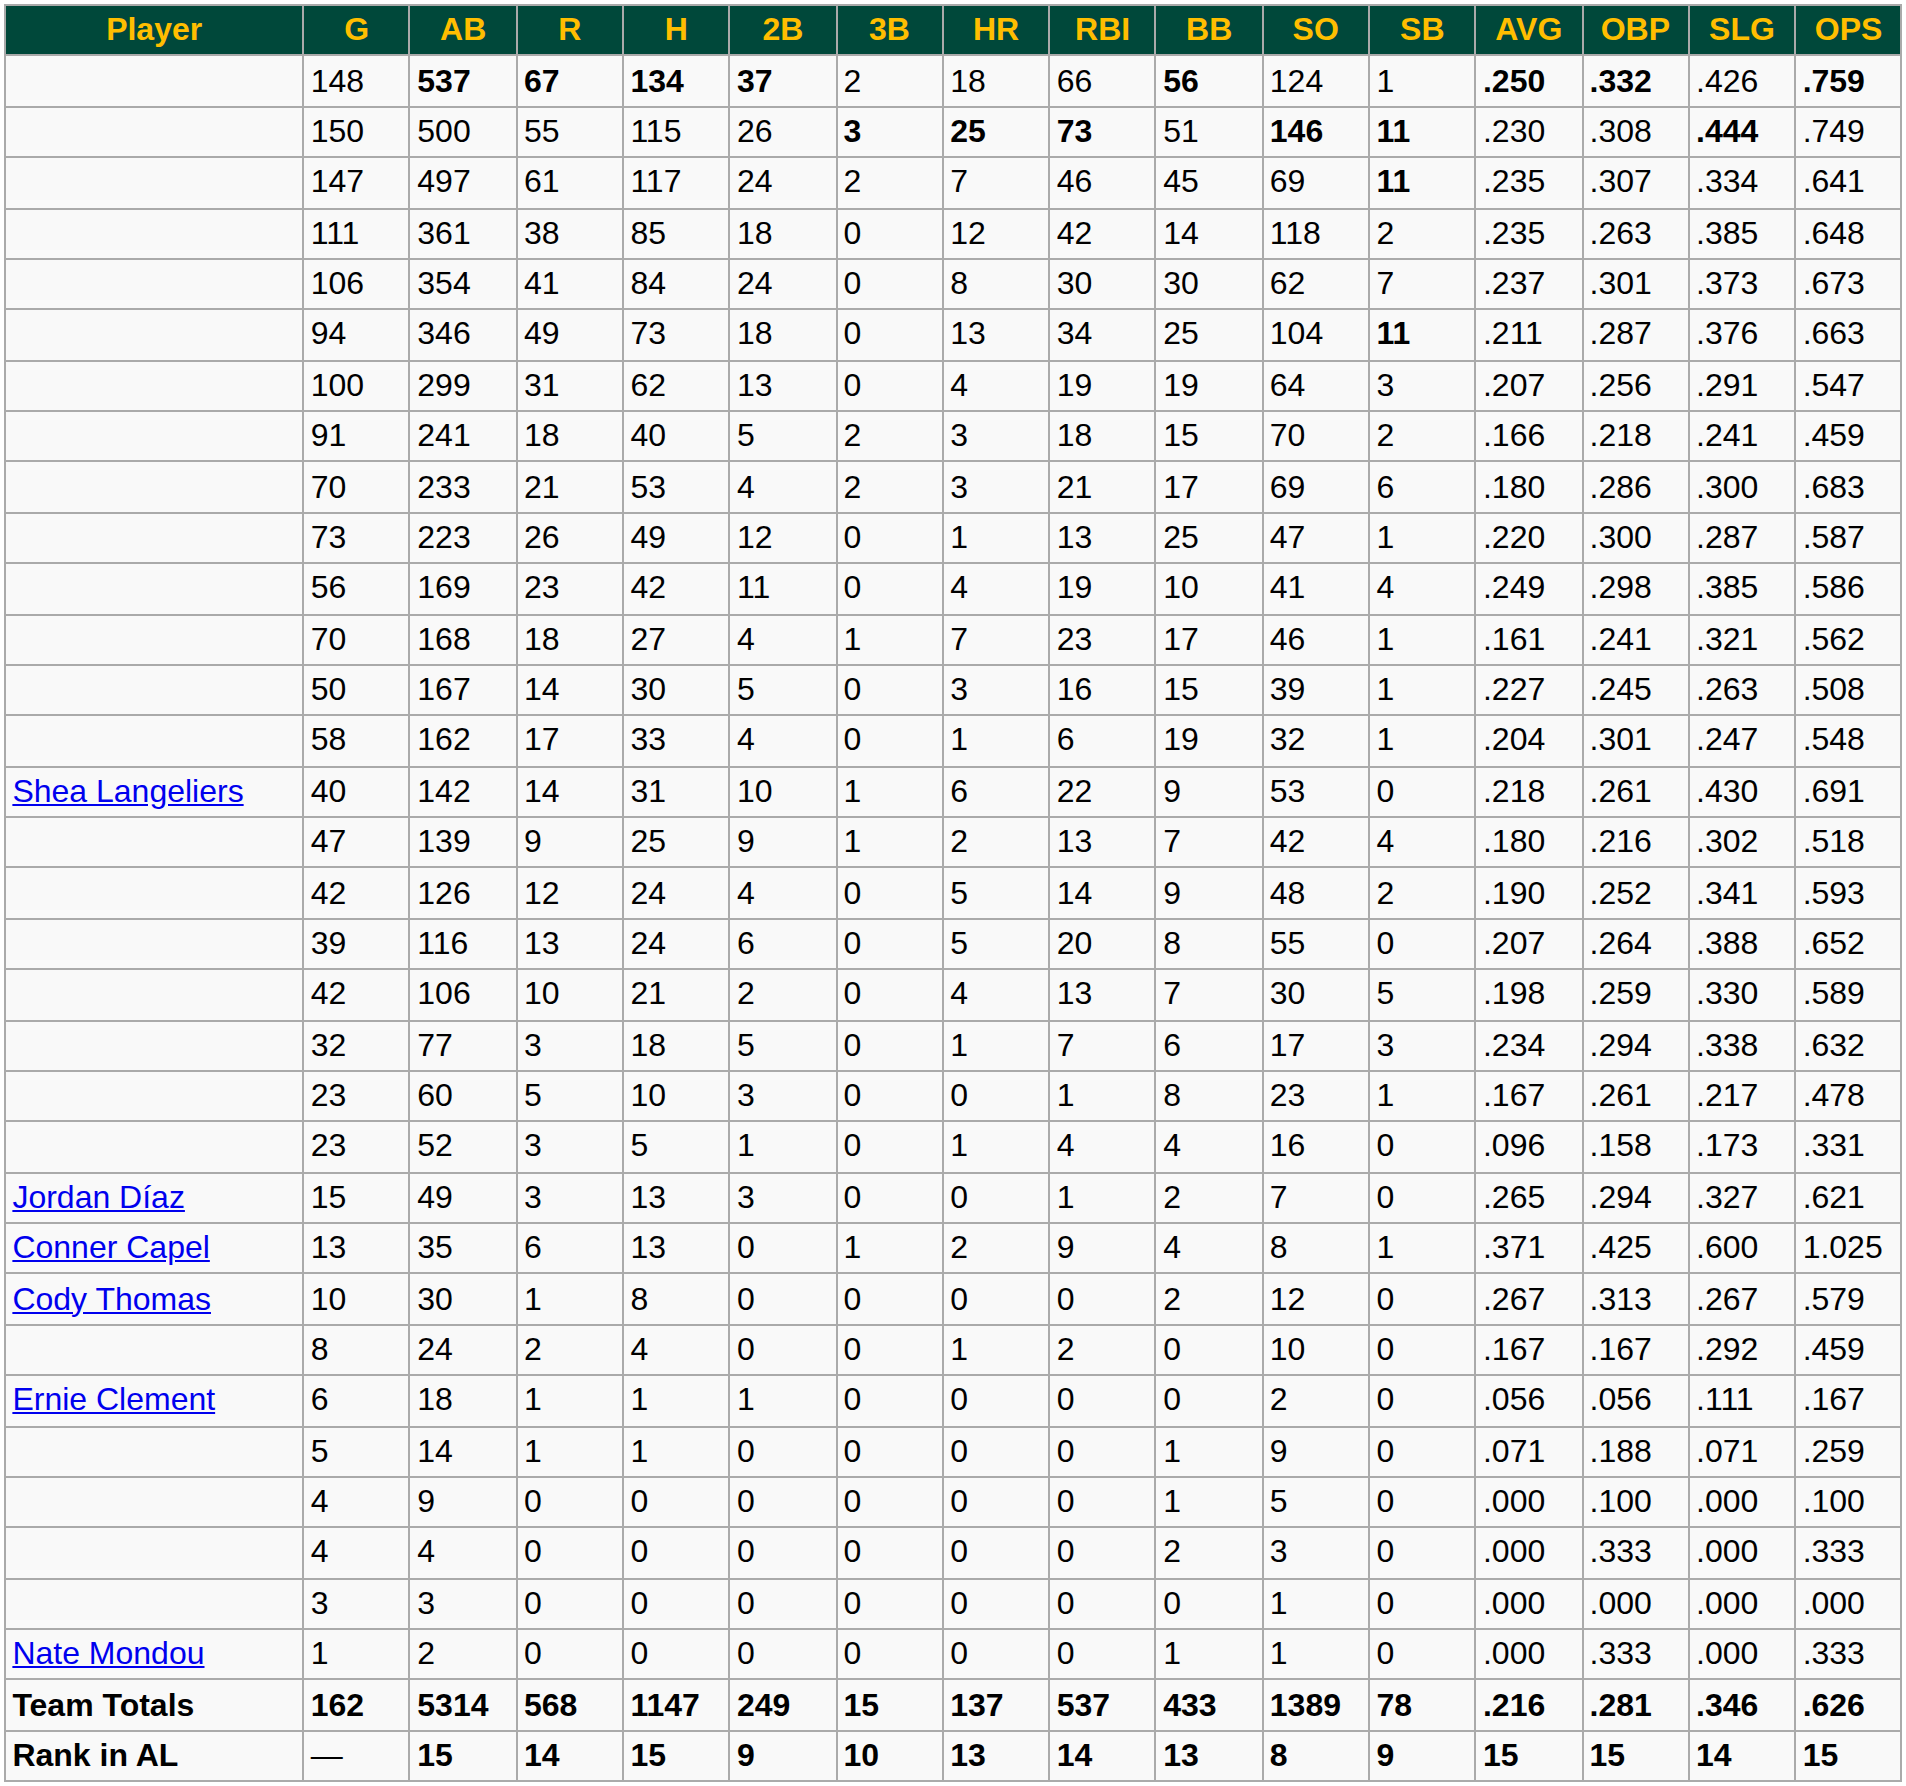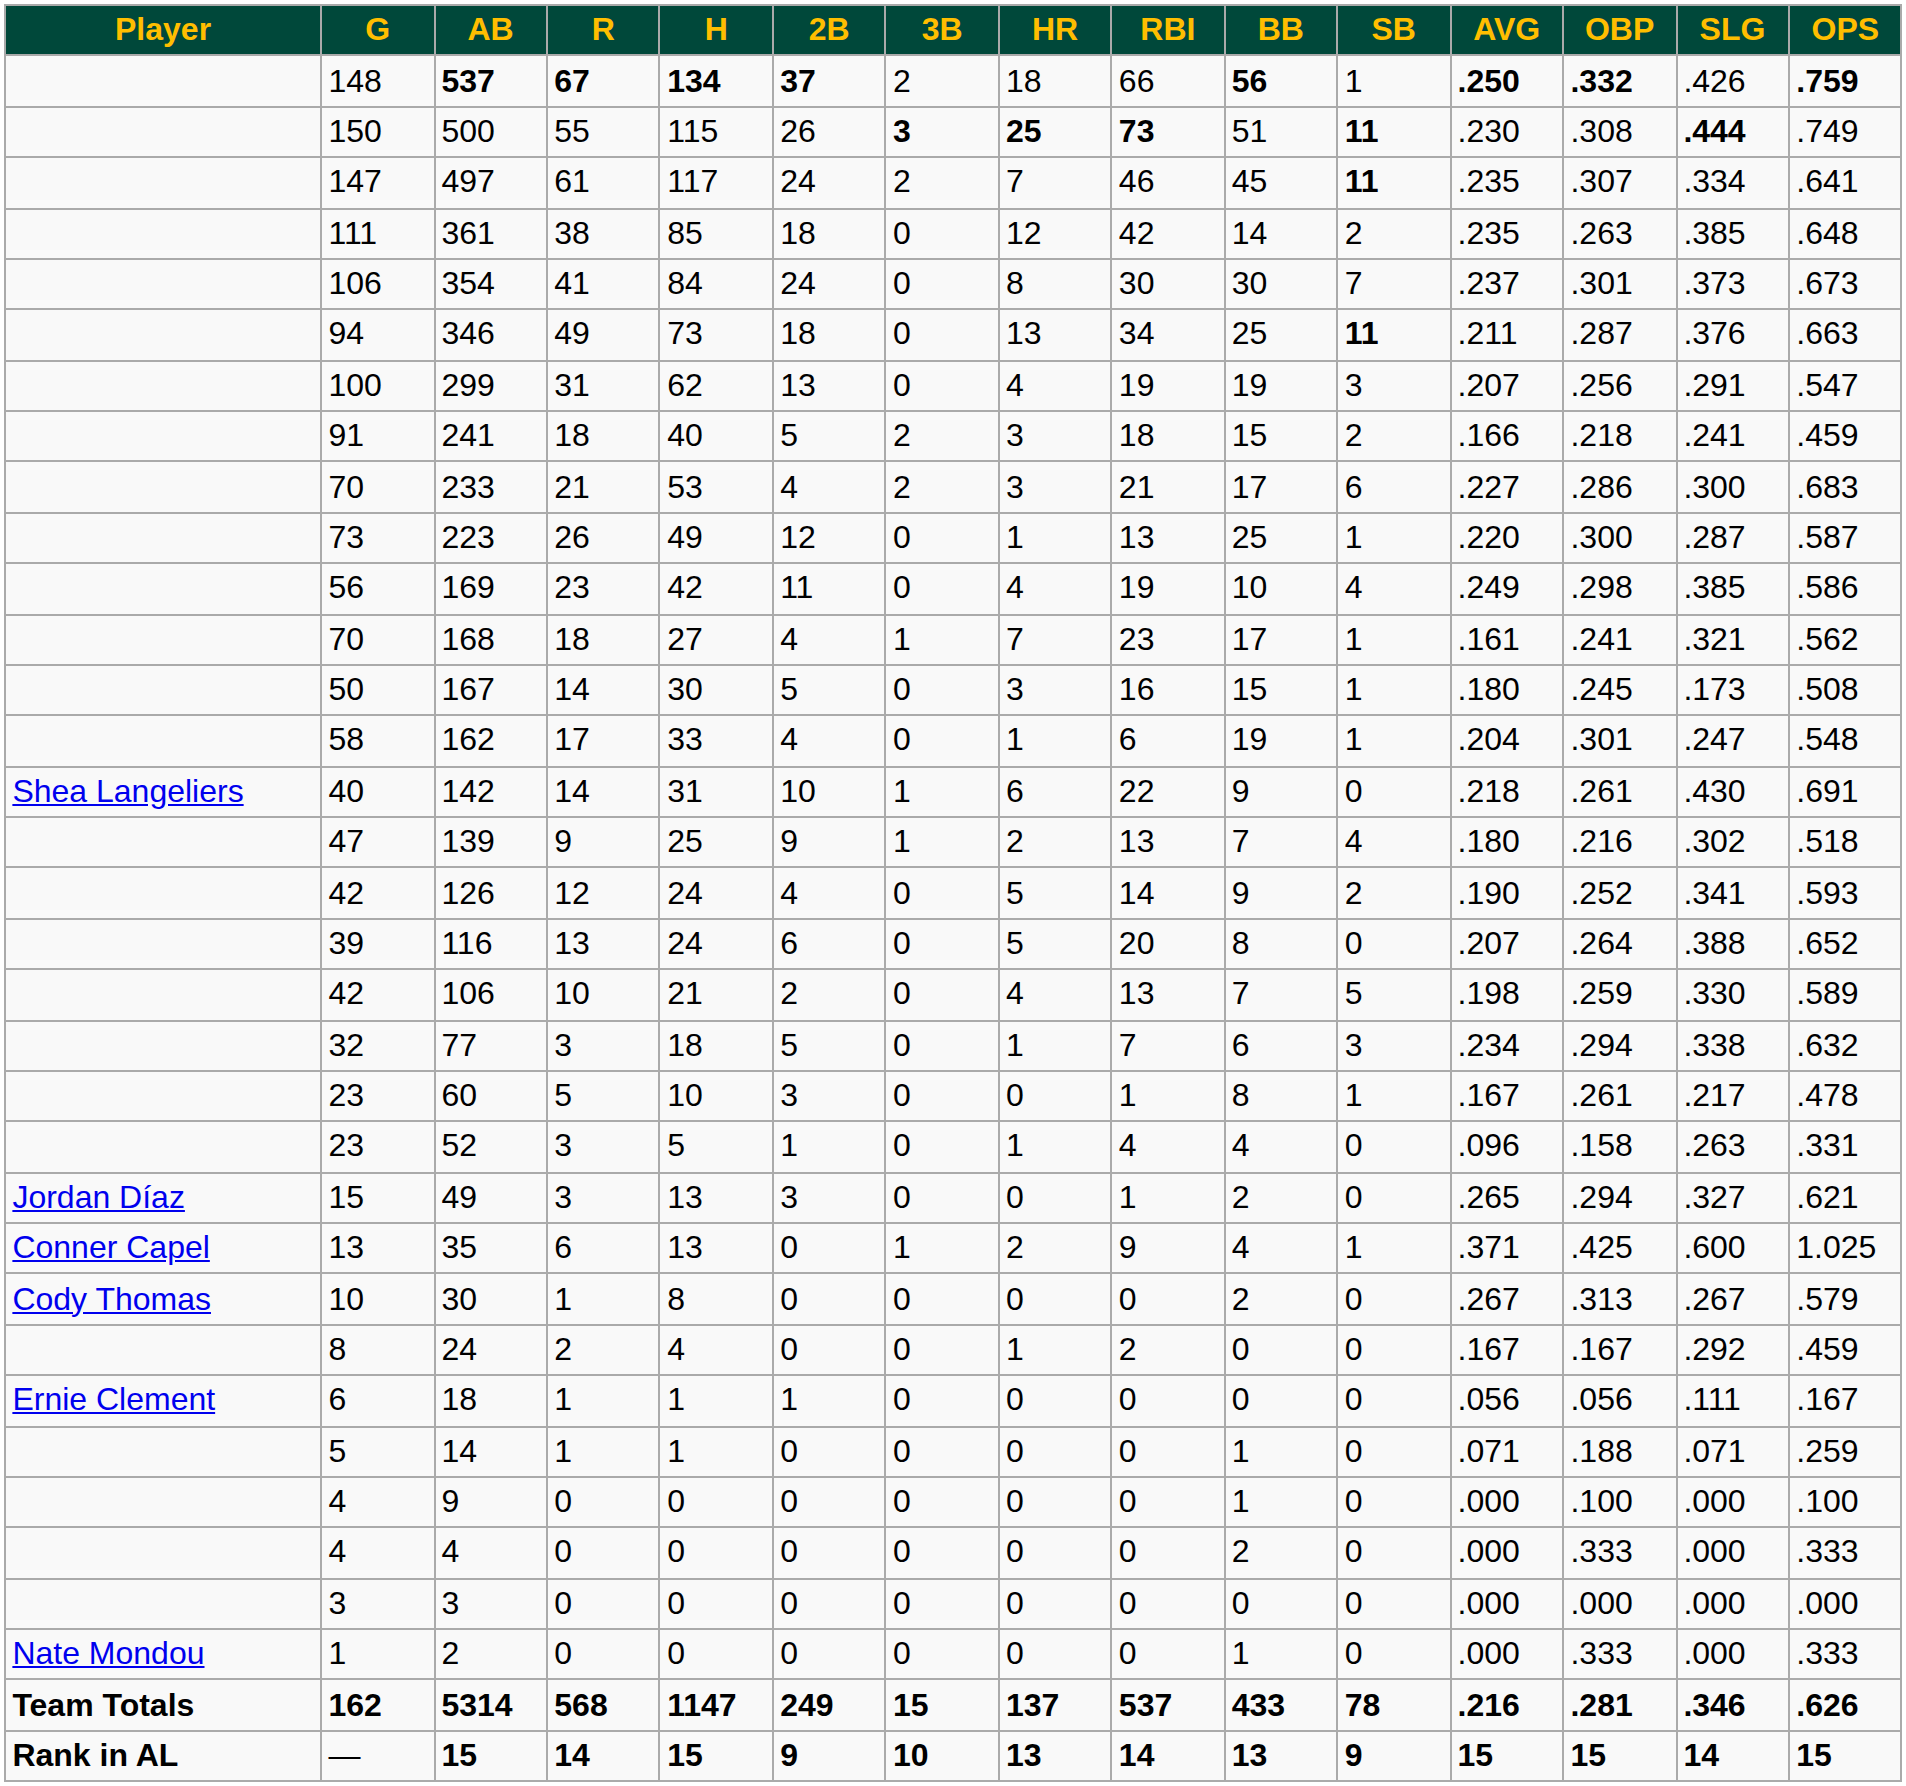- column: (1316, 29)
(1514, 486) .180 -> (1489, 486) .227
(1514, 689) .227 -> (1489, 689) .180
(1727, 689) .263 -> (1715, 689) .173
(1727, 1146) .173 -> (1715, 1146) .263
